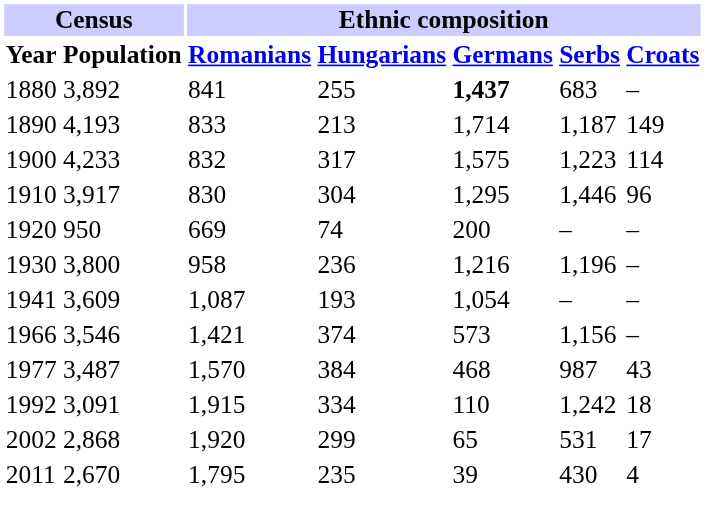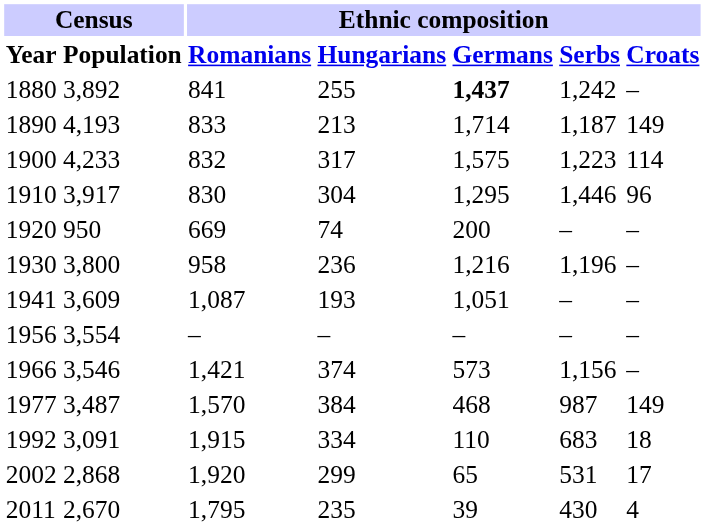(578, 89) 683 -> (588, 89) 1,242
(481, 299) 1,054 -> (481, 299) 1,051
+ row: (31, 334)
(639, 369) 43 -> (645, 404) 149
(588, 404) 1,242 -> (578, 439) 683
